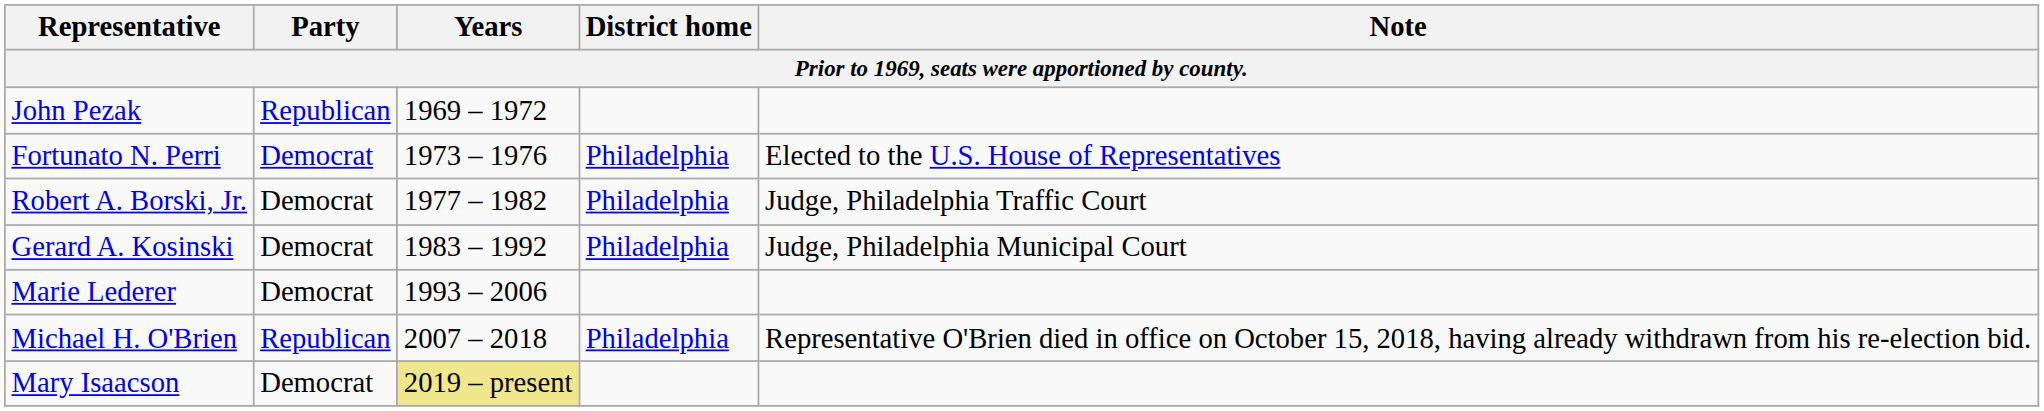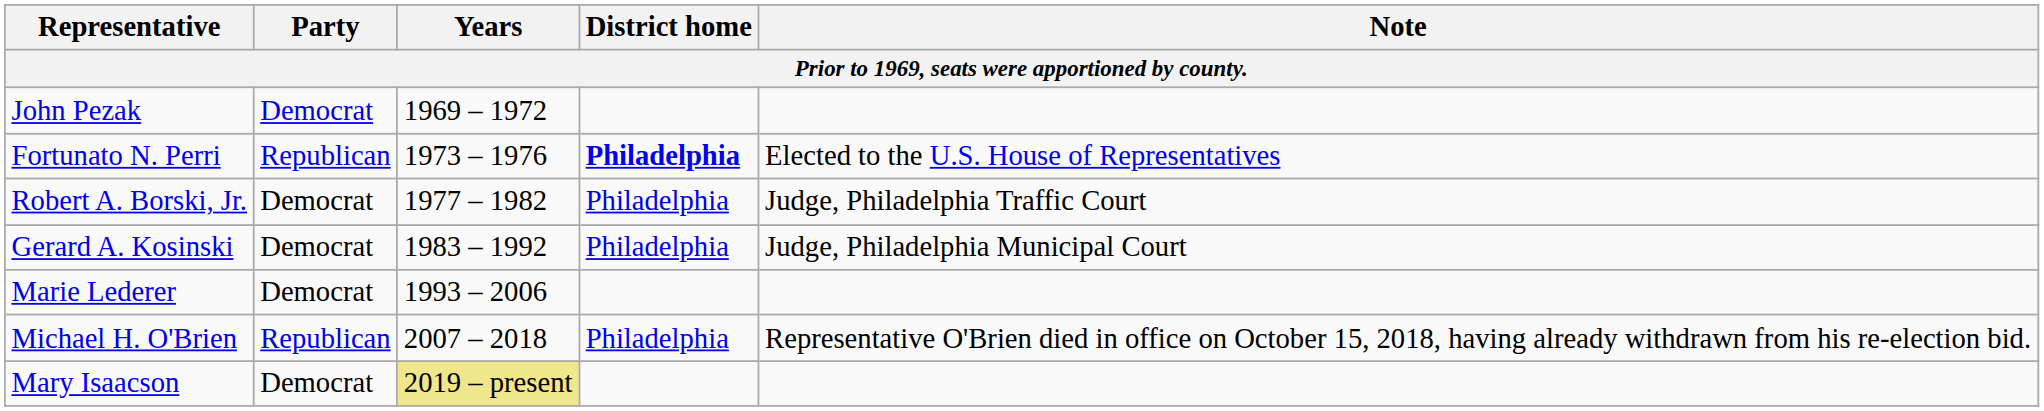(325, 110) Republican -> (317, 110) Democrat
(317, 155) Democrat -> (325, 155) Republican
(657, 155) normal -> (663, 155) bold
